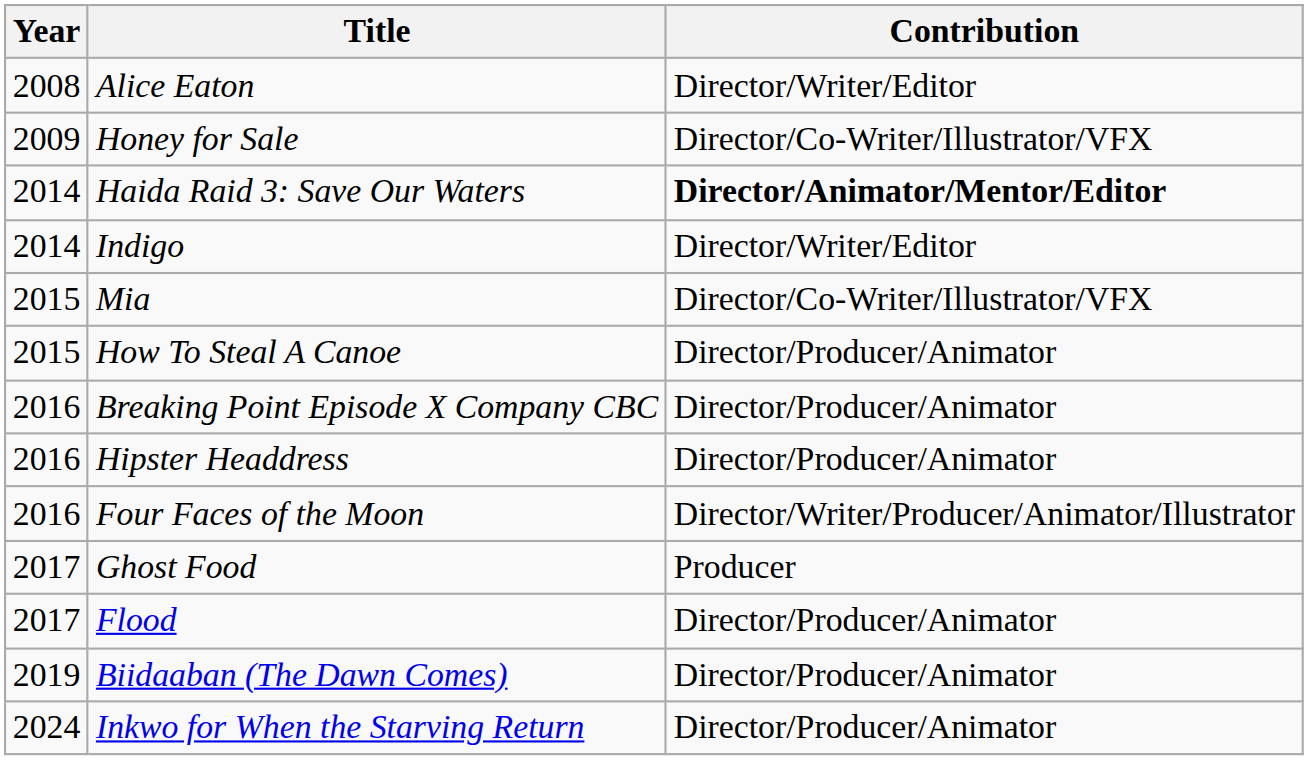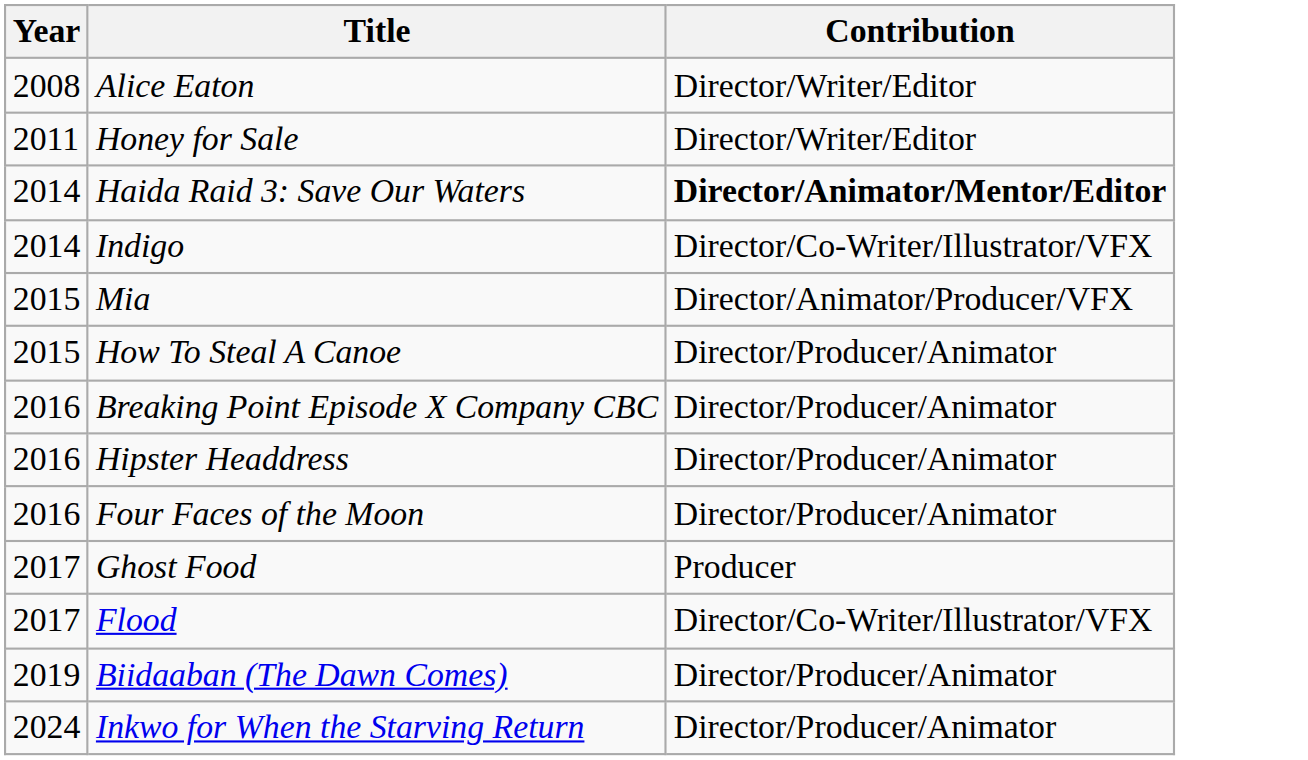(47, 138) 2009 -> (46, 138) 2011
(913, 138) Director/Co-Writer/Illustrator/VFX -> (825, 138) Director/Writer/Editor
(825, 245) Director/Writer/Editor -> (913, 245) Director/Co-Writer/Illustrator/VFX
(913, 298) Director/Co-Writer/Illustrator/VFX -> (903, 298) Director/Animator/Producer/VFX
(984, 513) Director/Writer/Producer/Animator/Illustrator -> (865, 513) Director/Producer/Animator
(865, 620) Director/Producer/Animator -> (913, 620) Director/Co-Writer/Illustrator/VFX
